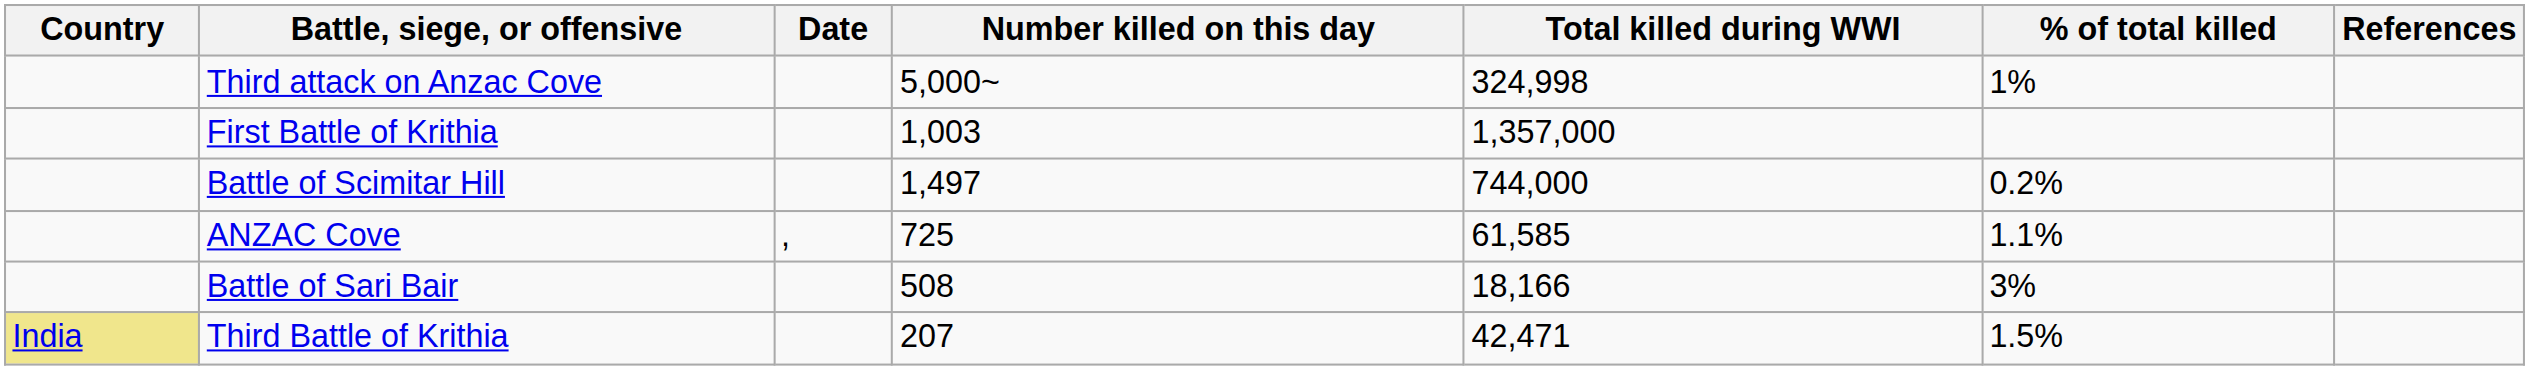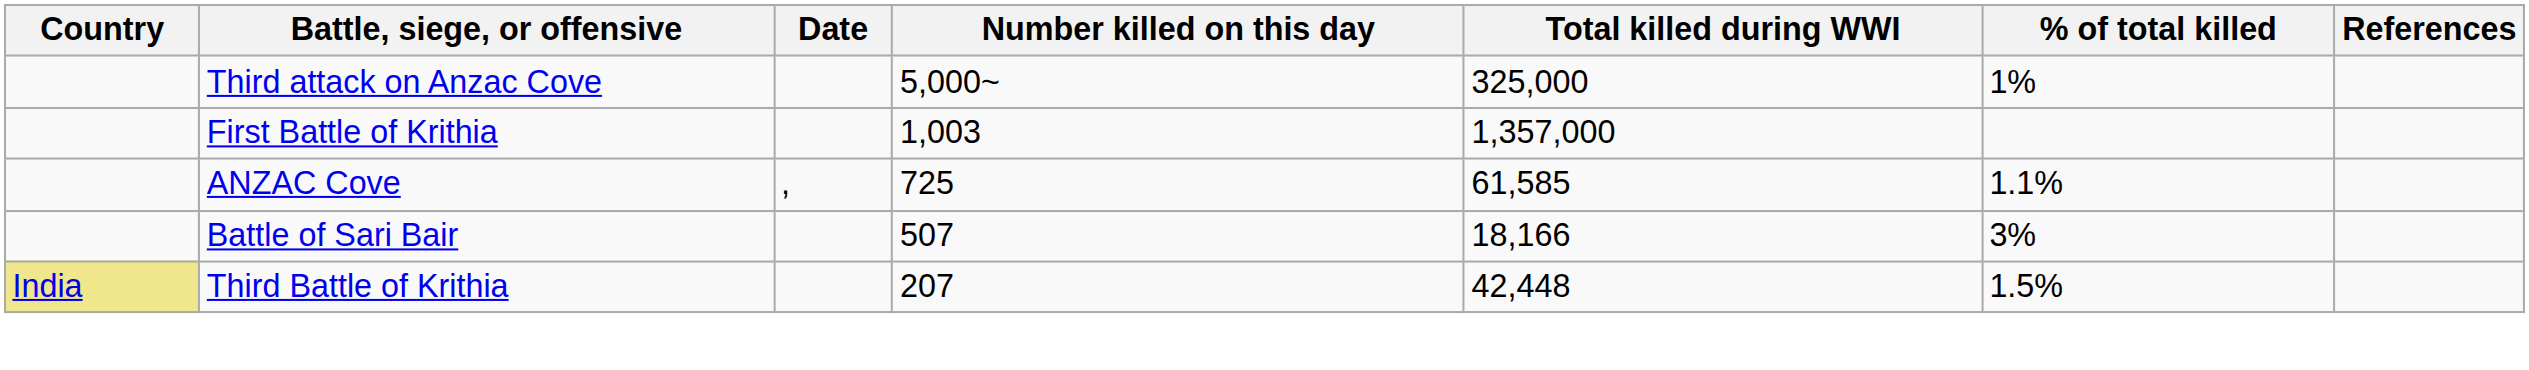(1530, 81) 324,998 -> (1530, 81) 325,000
- row: (356, 183)
(927, 286) 508 -> (927, 235) 507
(1521, 337) 42,471 -> (1521, 286) 42,448
